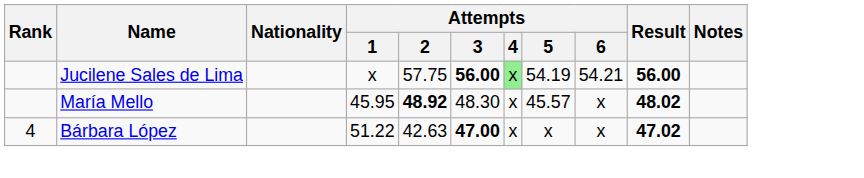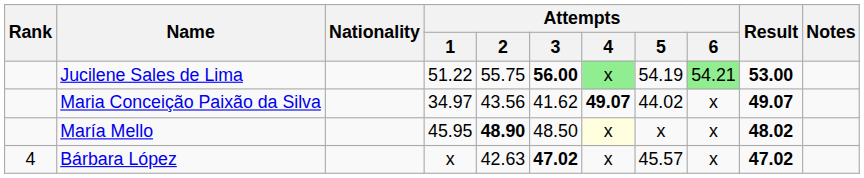(372, 74) x -> (450, 74) 51.22
(425, 74) 57.75 -> (503, 74) 55.75
(601, 74) no background -> (713, 74) lightgreen background
(658, 74) 56.00 -> (771, 74) 53.00
+ row: (191, 103)
(425, 103) 48.92 -> (503, 131) 48.90
(478, 103) 48.30 -> (556, 131) 48.50
(513, 103) no background -> (608, 131) lightyellow background
(548, 103) 45.57 -> (661, 131) x
(372, 131) 51.22 -> (450, 159) x
(478, 131) 47.00 -> (556, 159) 47.02
(548, 131) x -> (661, 159) 45.57
